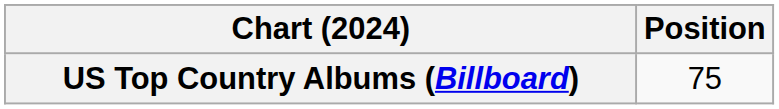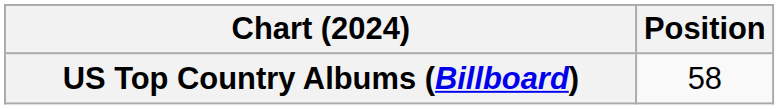(705, 77) 75 -> (705, 77) 58
